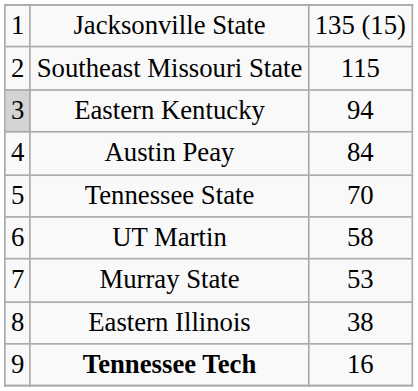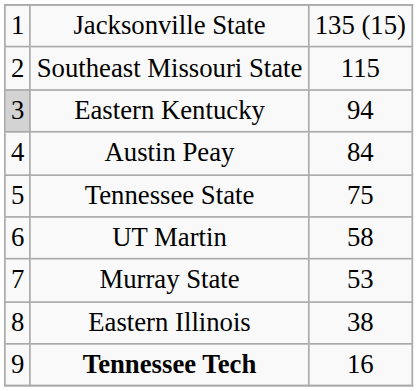(360, 195) 70 -> (360, 195) 75
